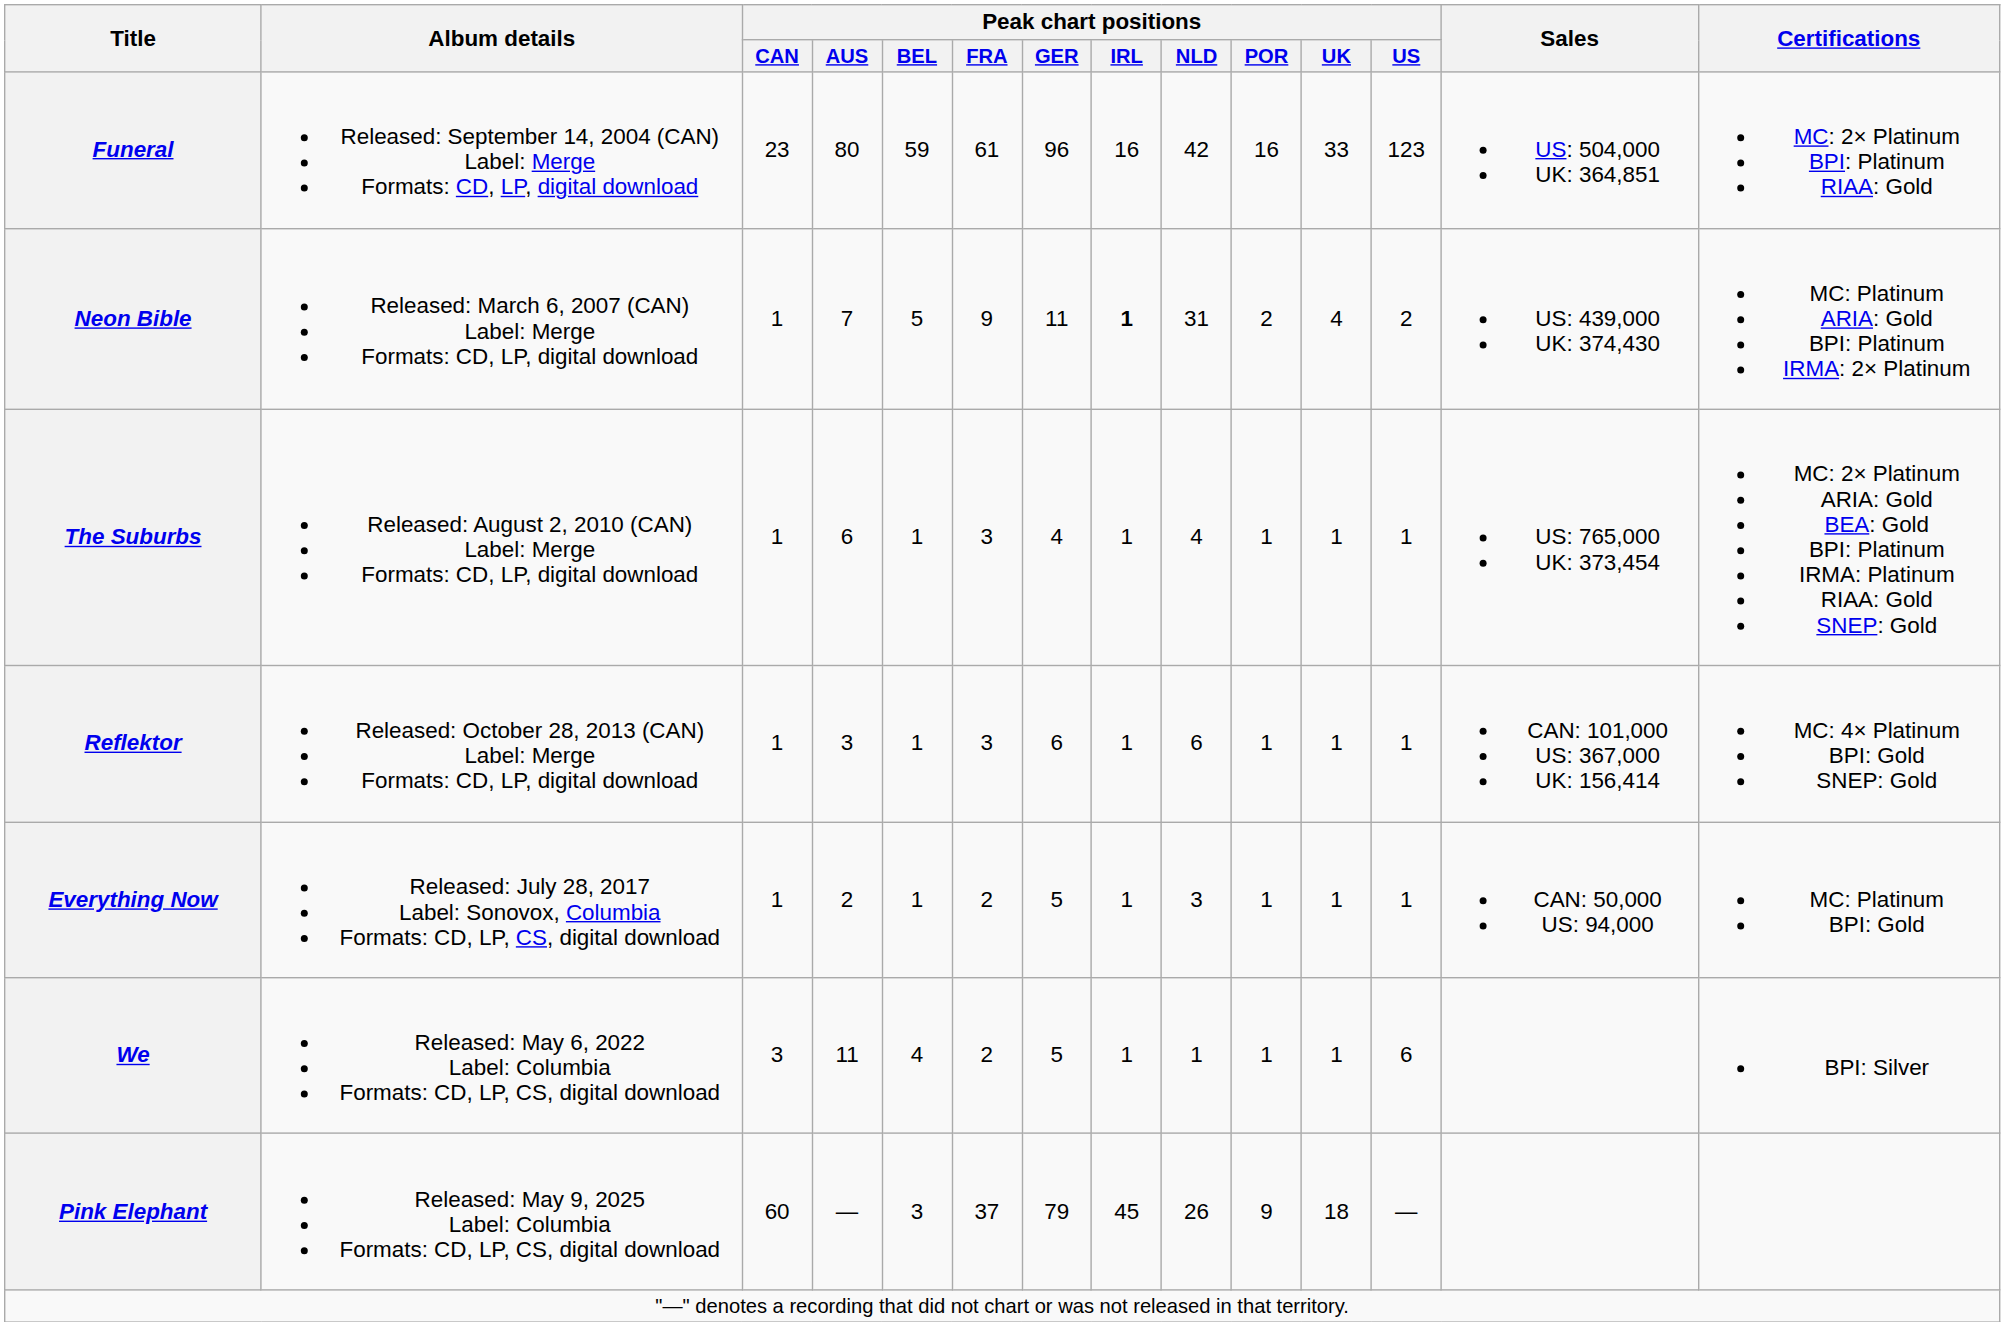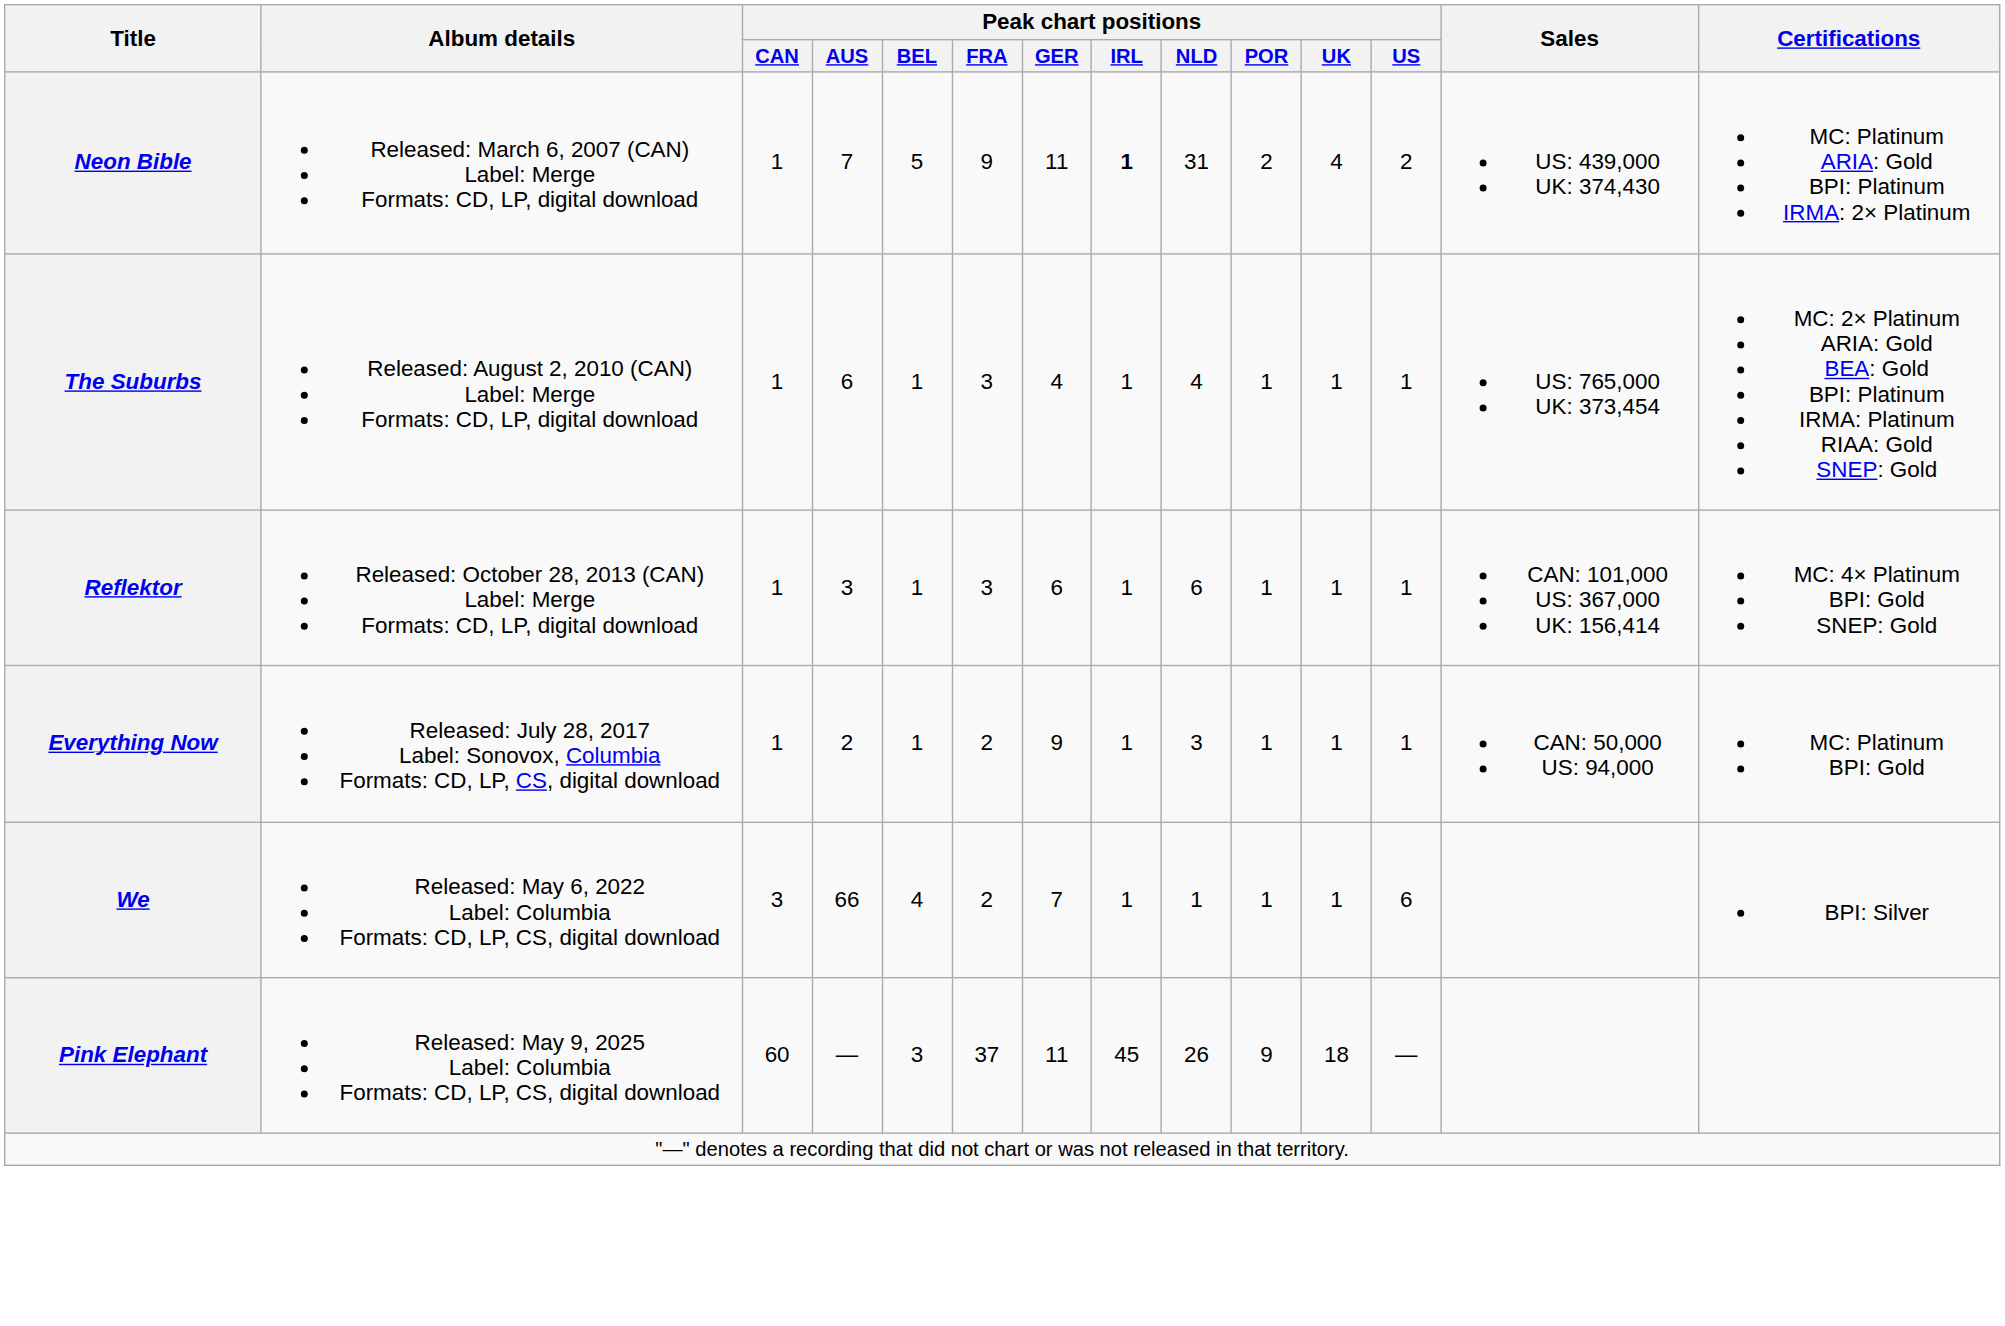- row: (133, 149)
(1057, 899) 5 -> (1057, 743) 9
(847, 1055) 11 -> (847, 899) 66
(1057, 1055) 5 -> (1057, 899) 7
(1057, 1211) 79 -> (1057, 1055) 11
